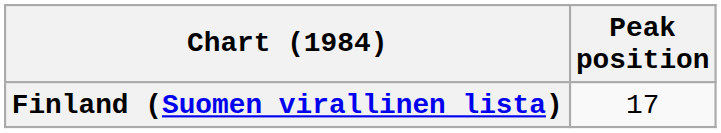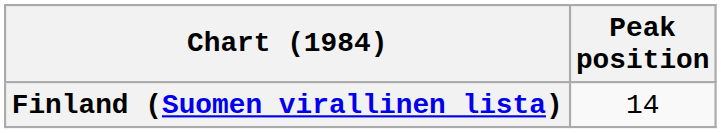(643, 105) 17 -> (643, 105) 14
